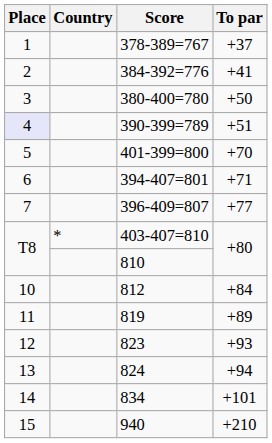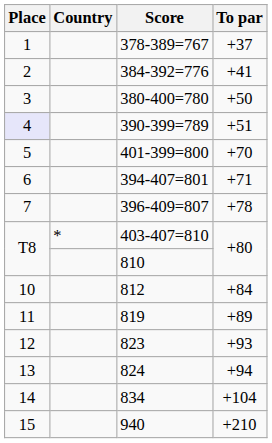(240, 207) +77 -> (240, 207) +78
(240, 397) +101 -> (240, 397) +104
